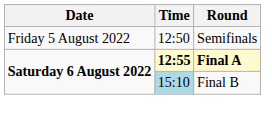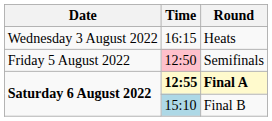+ row: (220, 37)
(174, 37) no background -> (180, 60) pink background
